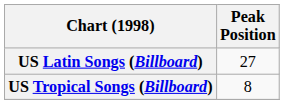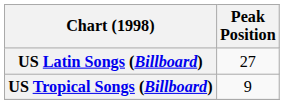(248, 86) 8 -> (248, 86) 9
